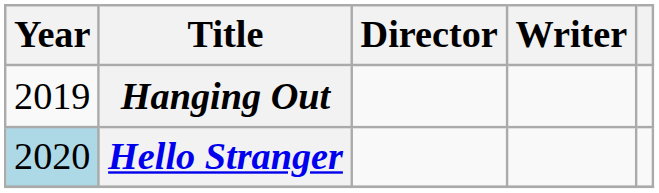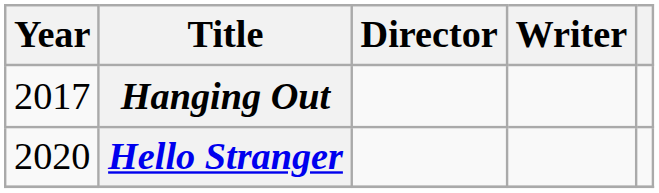(52, 95) 2019 -> (52, 95) 2017
(52, 156) lightblue background -> (52, 156) no background
